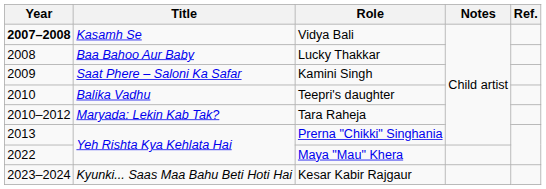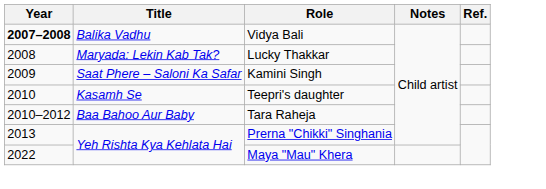(109, 34) Kasamh Se -> (113, 34) Balika Vadhu
(135, 54) Baa Bahoo Aur Baby -> (148, 54) Maryada: Lekin Kab Tak?
(113, 94) Balika Vadhu -> (109, 94) Kasamh Se
(148, 114) Maryada: Lekin Kab Tak? -> (135, 114) Baa Bahoo Aur Baby
- row: (355, 174)
